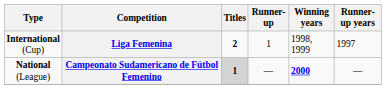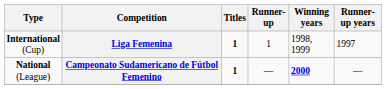(235, 44) 2 -> (235, 44) 1
(235, 71) lightgrey background -> (235, 71) no background
